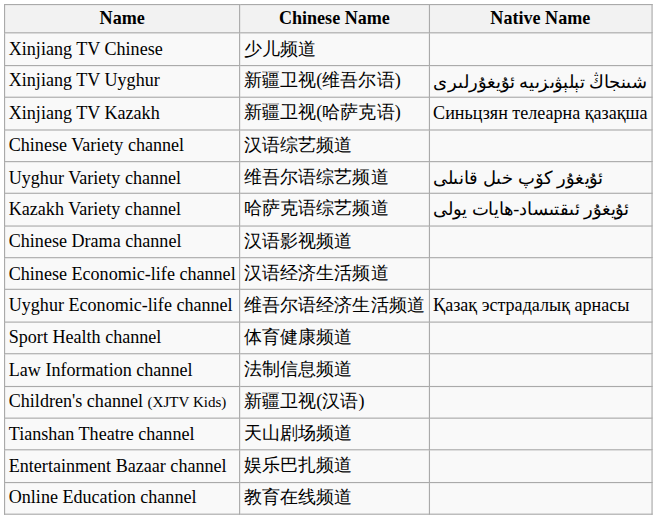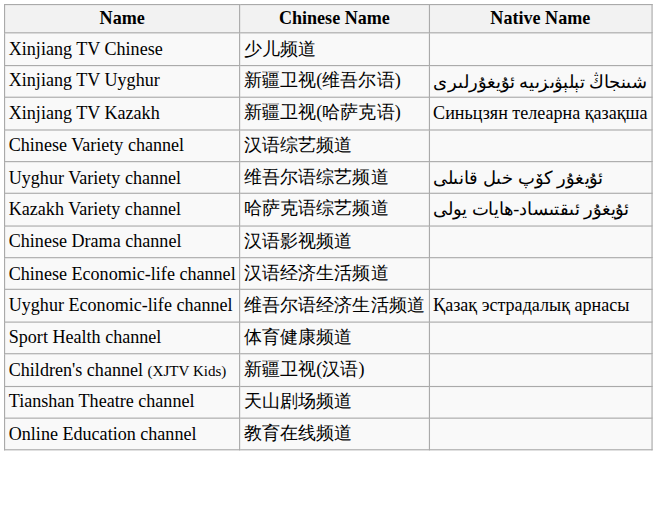- row: (101, 369)
- row: (118, 466)
